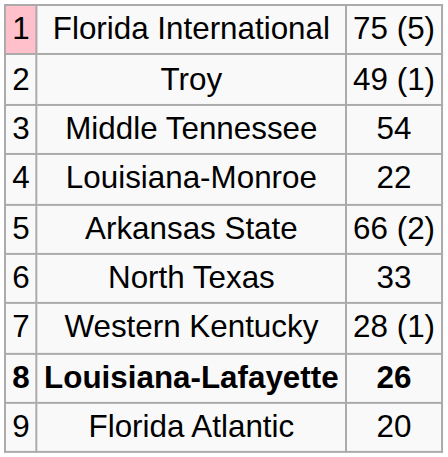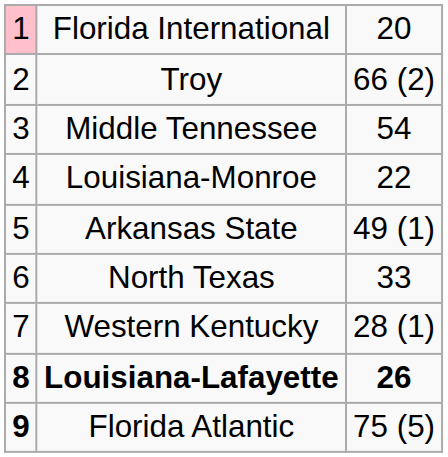(394, 29) 75 (5) -> (394, 29) 20
(394, 79) 49 (1) -> (394, 79) 66 (2)
(394, 228) 66 (2) -> (394, 228) 49 (1)
(21, 427) normal -> (21, 427) bold
(394, 427) 20 -> (394, 427) 75 (5)
